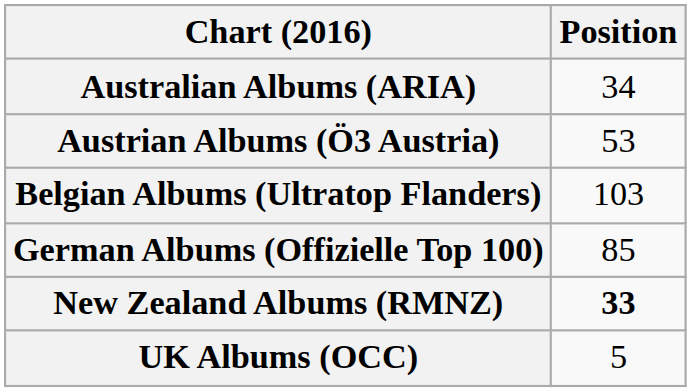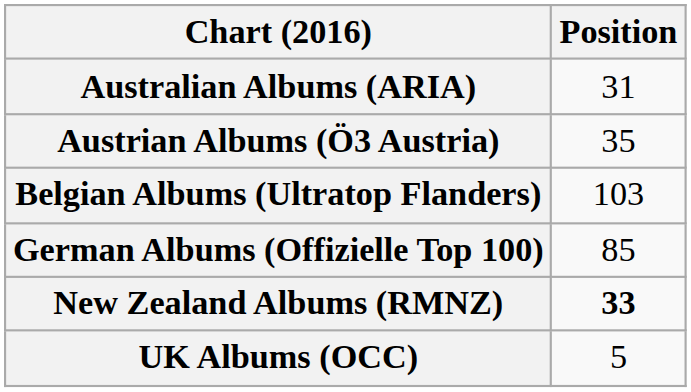(618, 85) 34 -> (618, 85) 31
(618, 140) 53 -> (618, 140) 35
